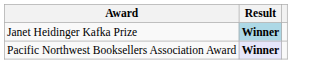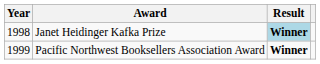+ column: (19, 13)
(260, 50) lavender background -> (289, 50) no background
